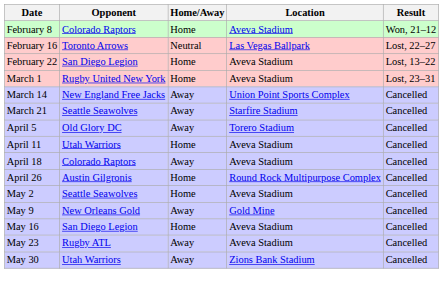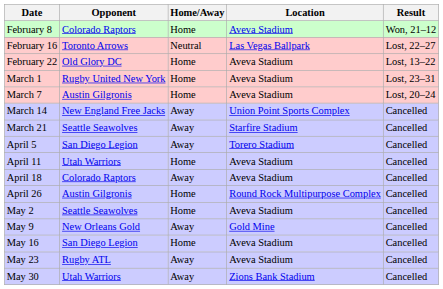(100, 62) San Diego Legion -> (92, 62) Old Glory DC
+ row: (24, 95)
(92, 128) Old Glory DC -> (100, 144) San Diego Legion
